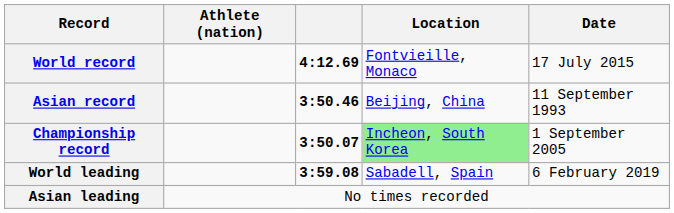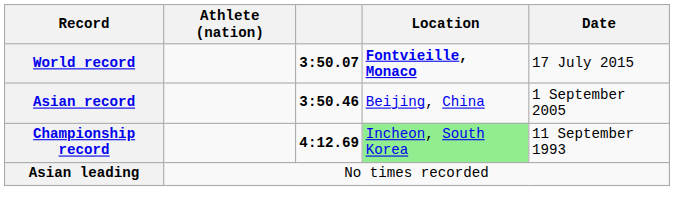(329, 64) 4:12.69 -> (329, 64) 3:50.07
(417, 64) normal -> (417, 64) bold
(583, 103) 11 September 1993 -> (579, 103) 1 September 2005
(329, 143) 3:50.07 -> (329, 143) 4:12.69
(579, 143) 1 September 2005 -> (583, 143) 11 September 1993
- row: (84, 174)
